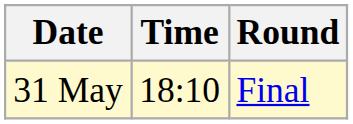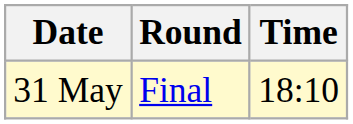columns swapped: (180, 32) <-> (288, 32)
